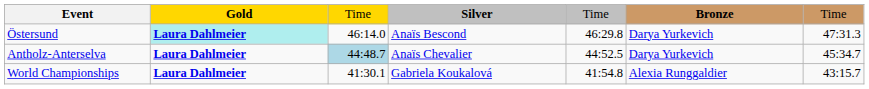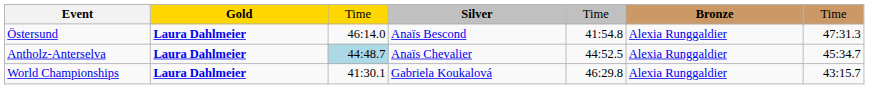(200, 34) paleturquoise background -> (200, 34) no background
(604, 34) 46:29.8 -> (604, 34) 41:54.8
(671, 34) Darya Yurkevich -> (678, 34) Alexia Runggaldier
(671, 53) Darya Yurkevich -> (678, 53) Alexia Runggaldier
(604, 73) 41:54.8 -> (604, 73) 46:29.8
